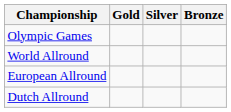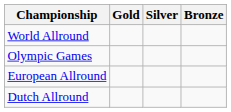rows swapped: (50, 35) <-> (48, 55)
